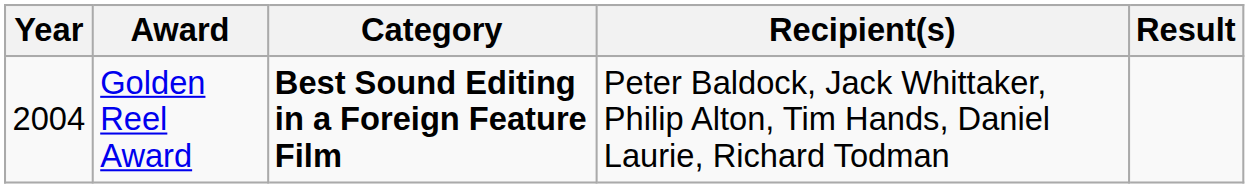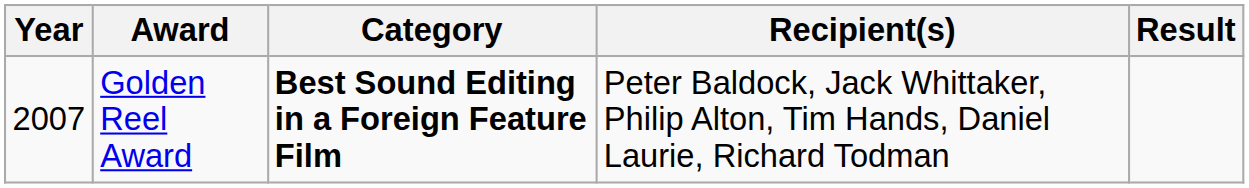(49, 118) 2004 -> (49, 118) 2007
